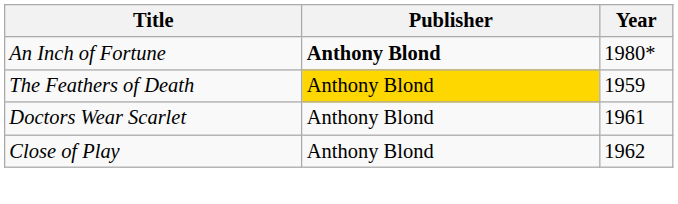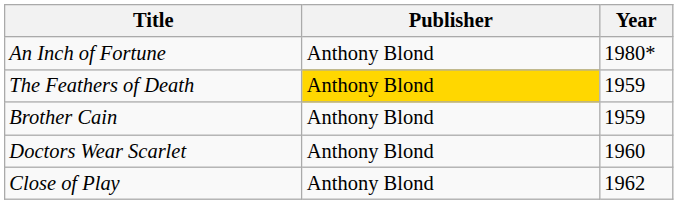(374, 53) bold -> (370, 53) normal
+ row: (63, 118)
(625, 118) 1961 -> (625, 150) 1960
